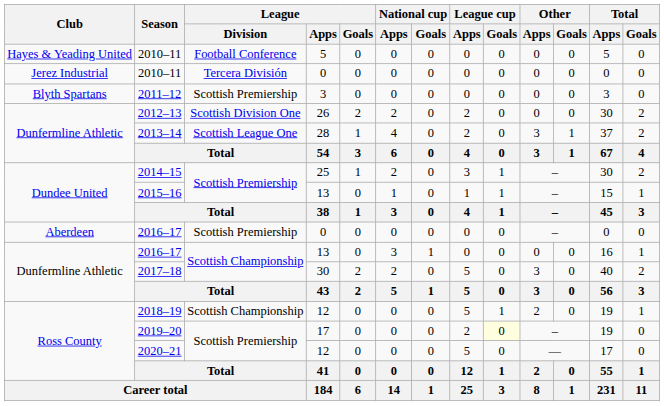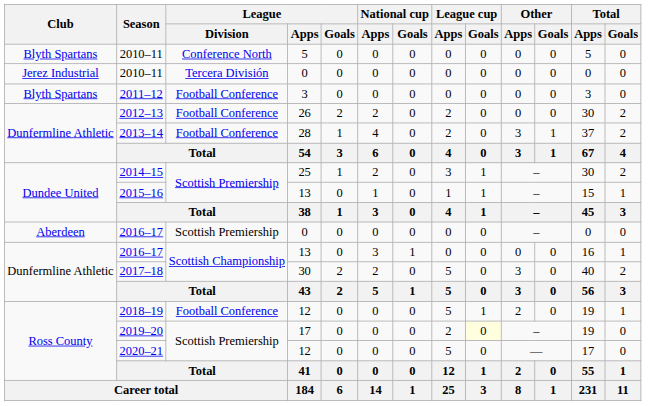(70, 53) Hayes & Yeading United -> (60, 53) Blyth Spartans
(245, 53) Football Conference -> (227, 53) Conference North
(245, 93) Scottish Premiership -> (227, 93) Football Conference
(245, 113) Scottish Division One -> (227, 113) Football Conference
(245, 133) Scottish League One -> (227, 133) Football Conference
(245, 311) Scottish Championship -> (227, 311) Football Conference
